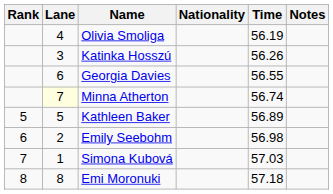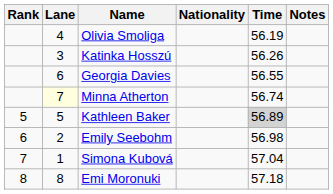(267, 117) no background -> (267, 117) lightgrey background
(267, 158) 57.03 -> (267, 158) 57.04
